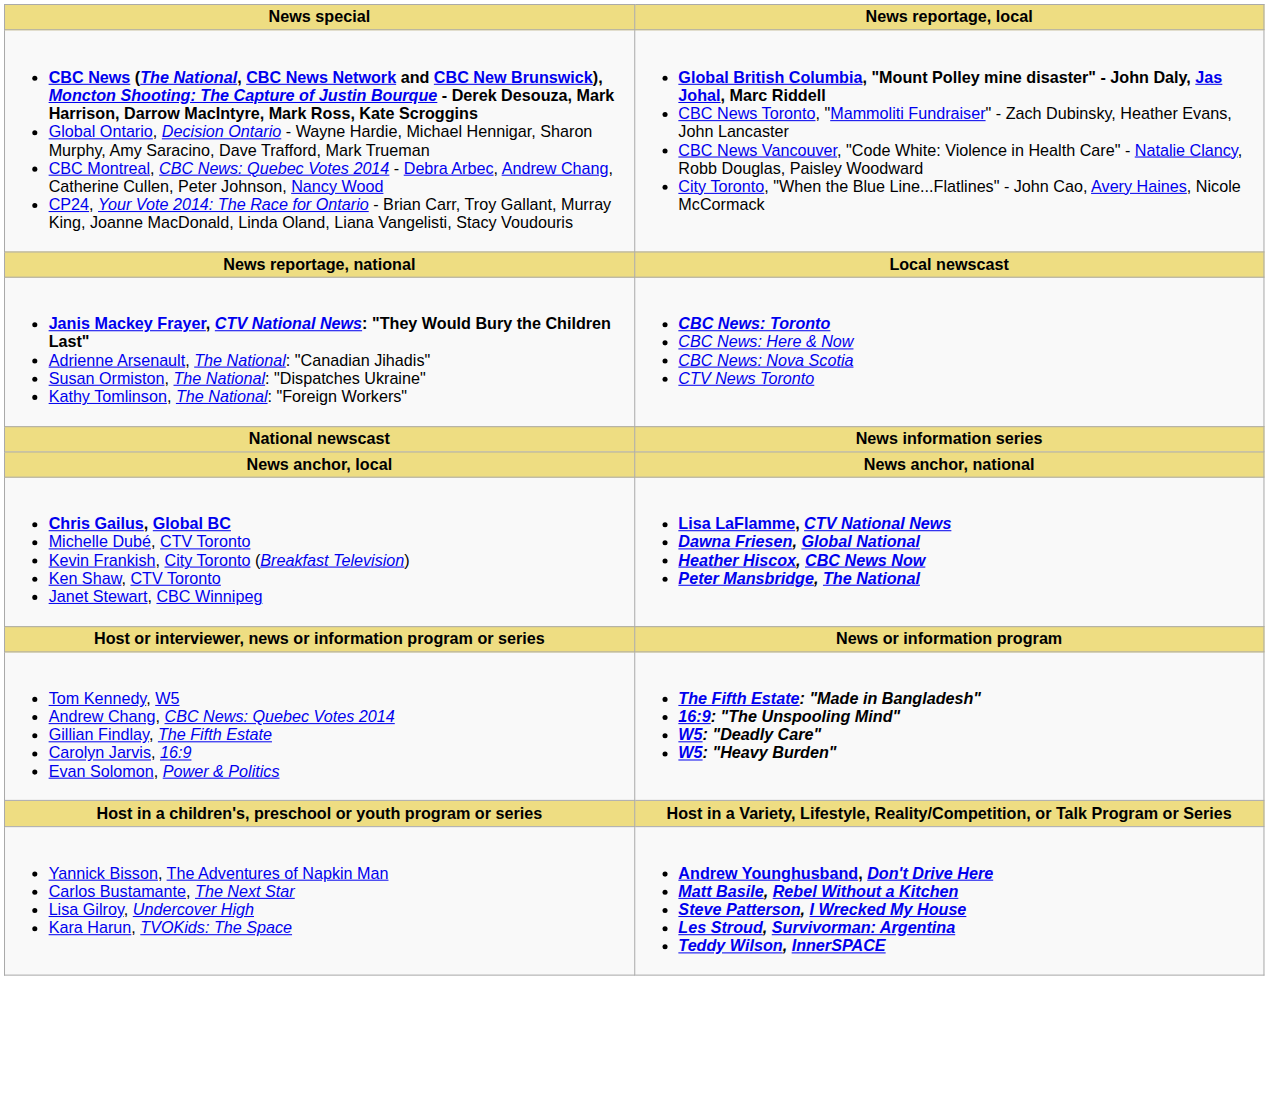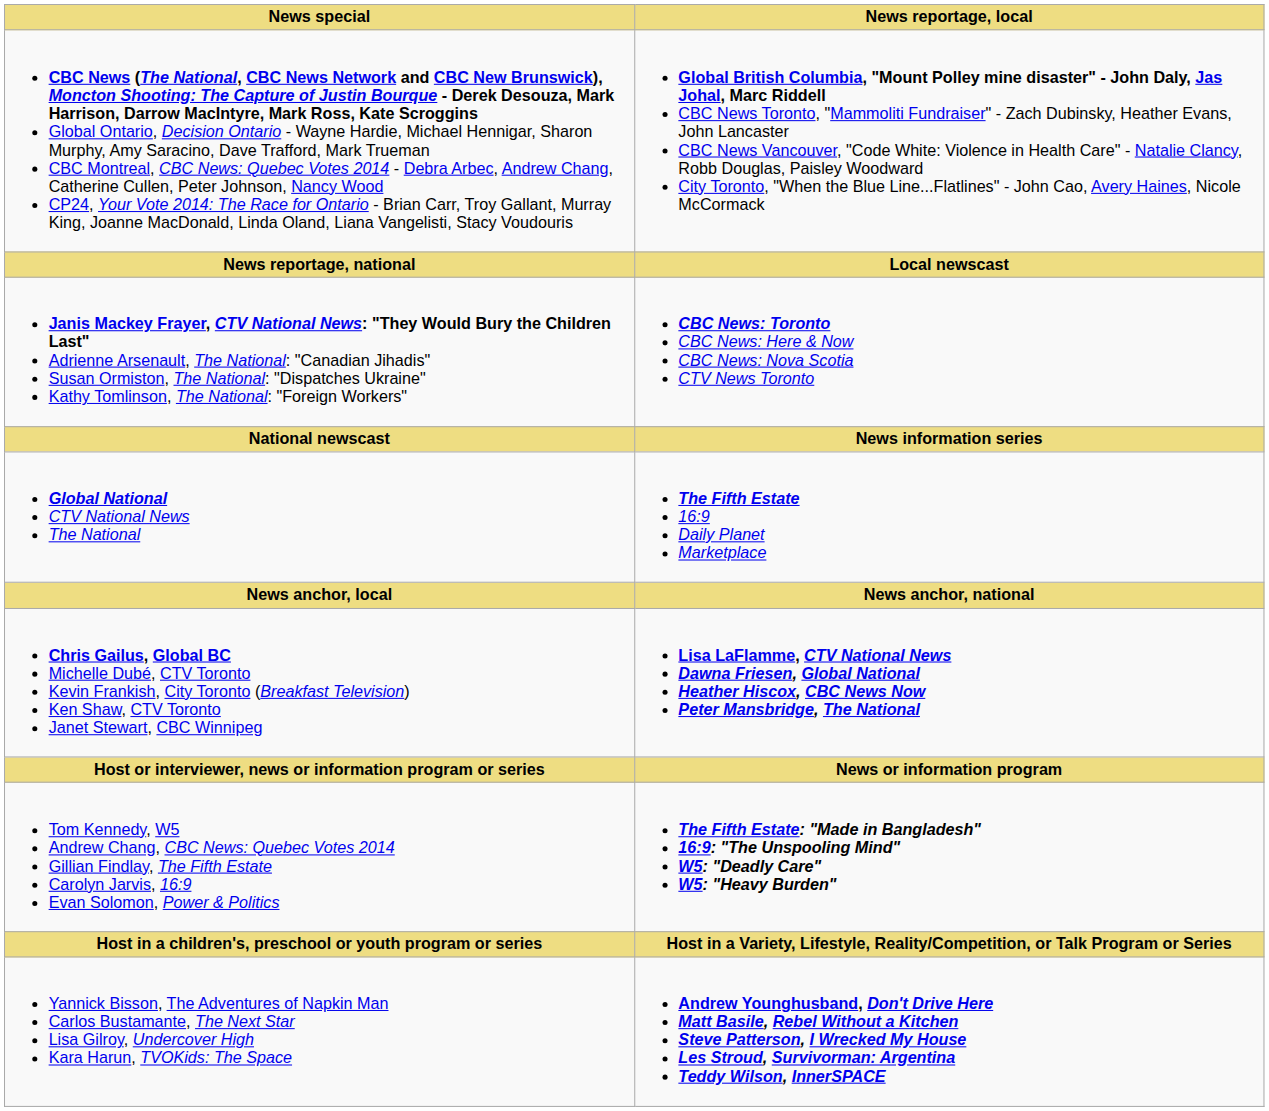+ row: (319, 517)
